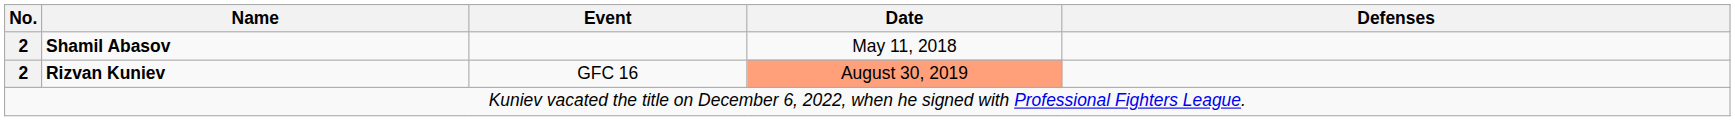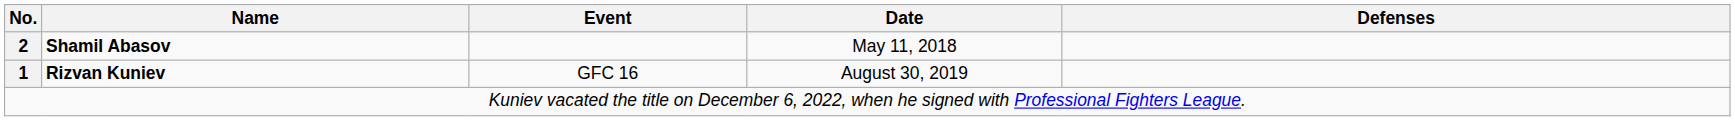(23, 73) 2 -> (23, 73) 1
(905, 73) lightsalmon background -> (905, 73) no background
